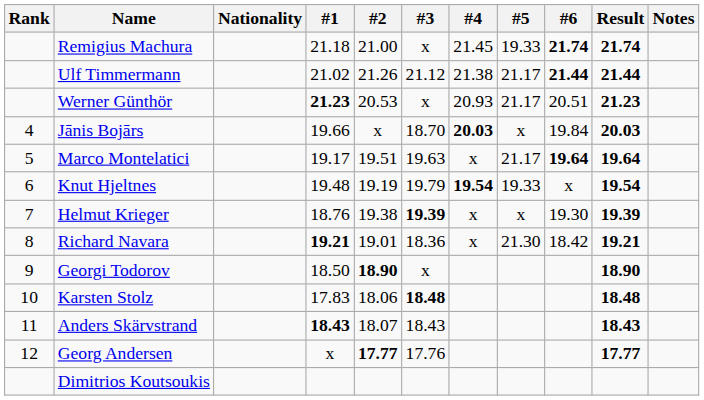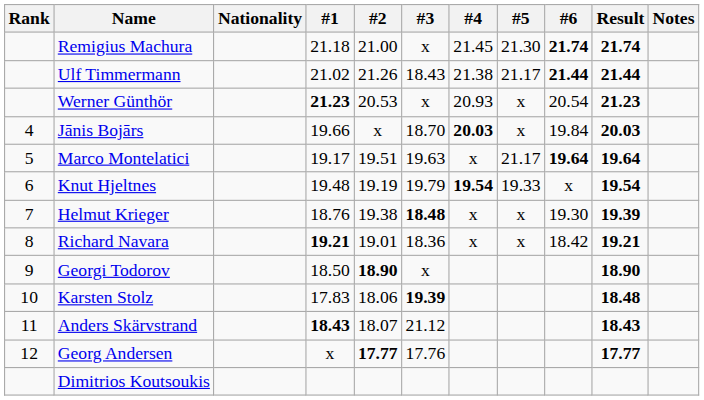(521, 46) 19.33 -> (521, 46) 21.30
(425, 74) 21.12 -> (425, 74) 18.43
(521, 102) 21.17 -> (521, 102) x
(569, 102) 20.51 -> (569, 102) 20.54
(425, 213) 19.39 -> (425, 213) 18.48
(521, 241) 21.30 -> (521, 241) x
(425, 297) 18.48 -> (425, 297) 19.39
(425, 325) 18.43 -> (425, 325) 21.12
